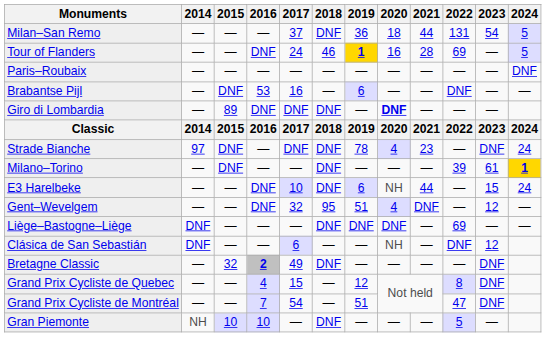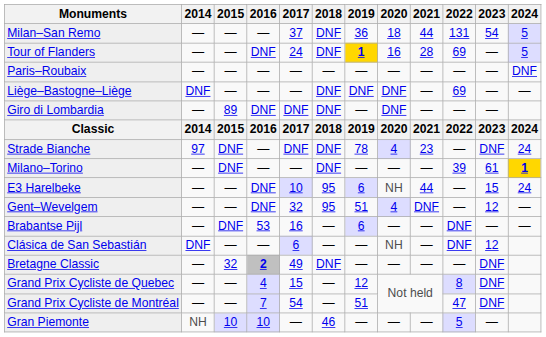(329, 52) 46 -> (329, 52) DNF
rows swapped: (69, 226) <-> (45, 91)
(394, 110) bold -> (394, 110) normal
(329, 187) DNF -> (329, 187) 95
(329, 322) DNF -> (329, 322) 46
